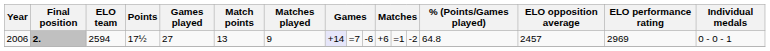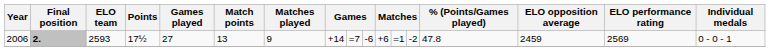(99, 38) 2594 -> (99, 38) 2593
(336, 38) lavender background -> (336, 38) no background
(432, 38) 64.8 -> (432, 38) 47.8
(531, 38) 2457 -> (531, 38) 2459
(618, 38) 2969 -> (618, 38) 2569
